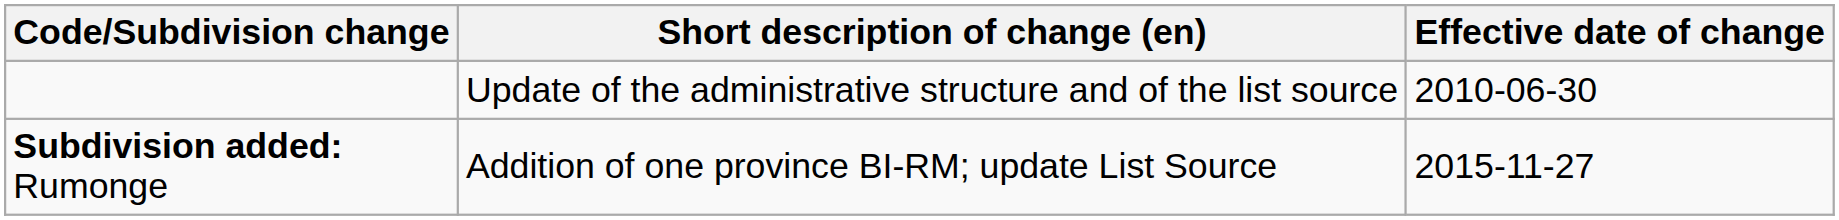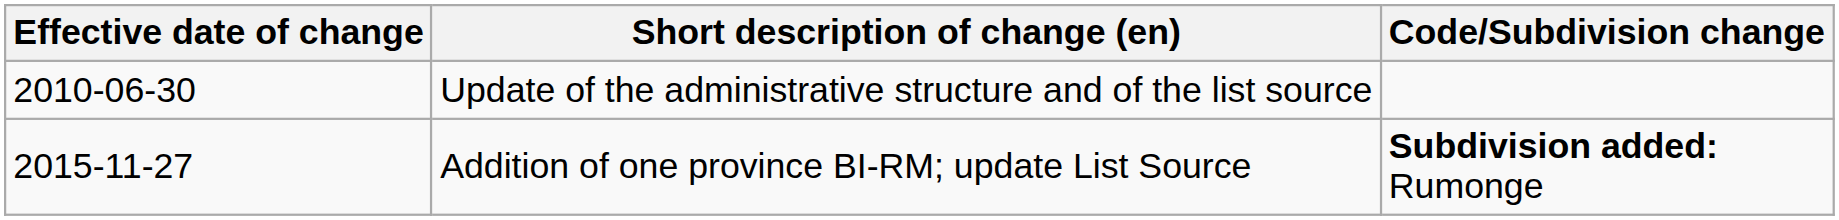columns swapped: (1620, 32) <-> (231, 32)
